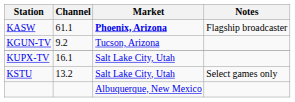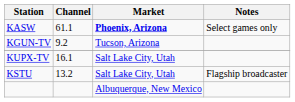(247, 27) Flagship broadcaster -> (242, 27) Select games only
(242, 74) Select games only -> (247, 74) Flagship broadcaster
